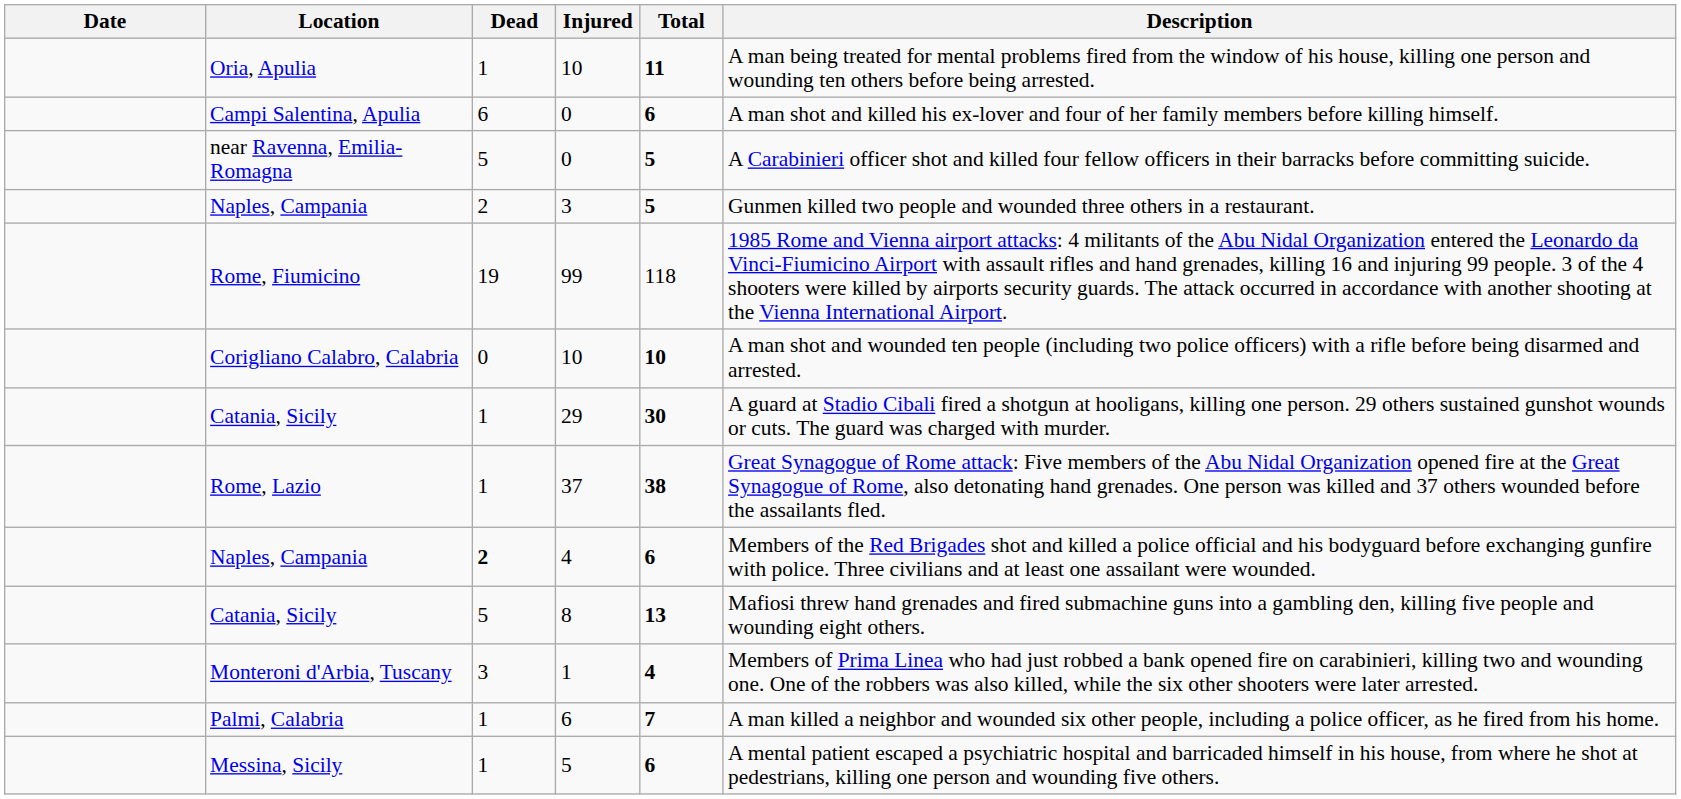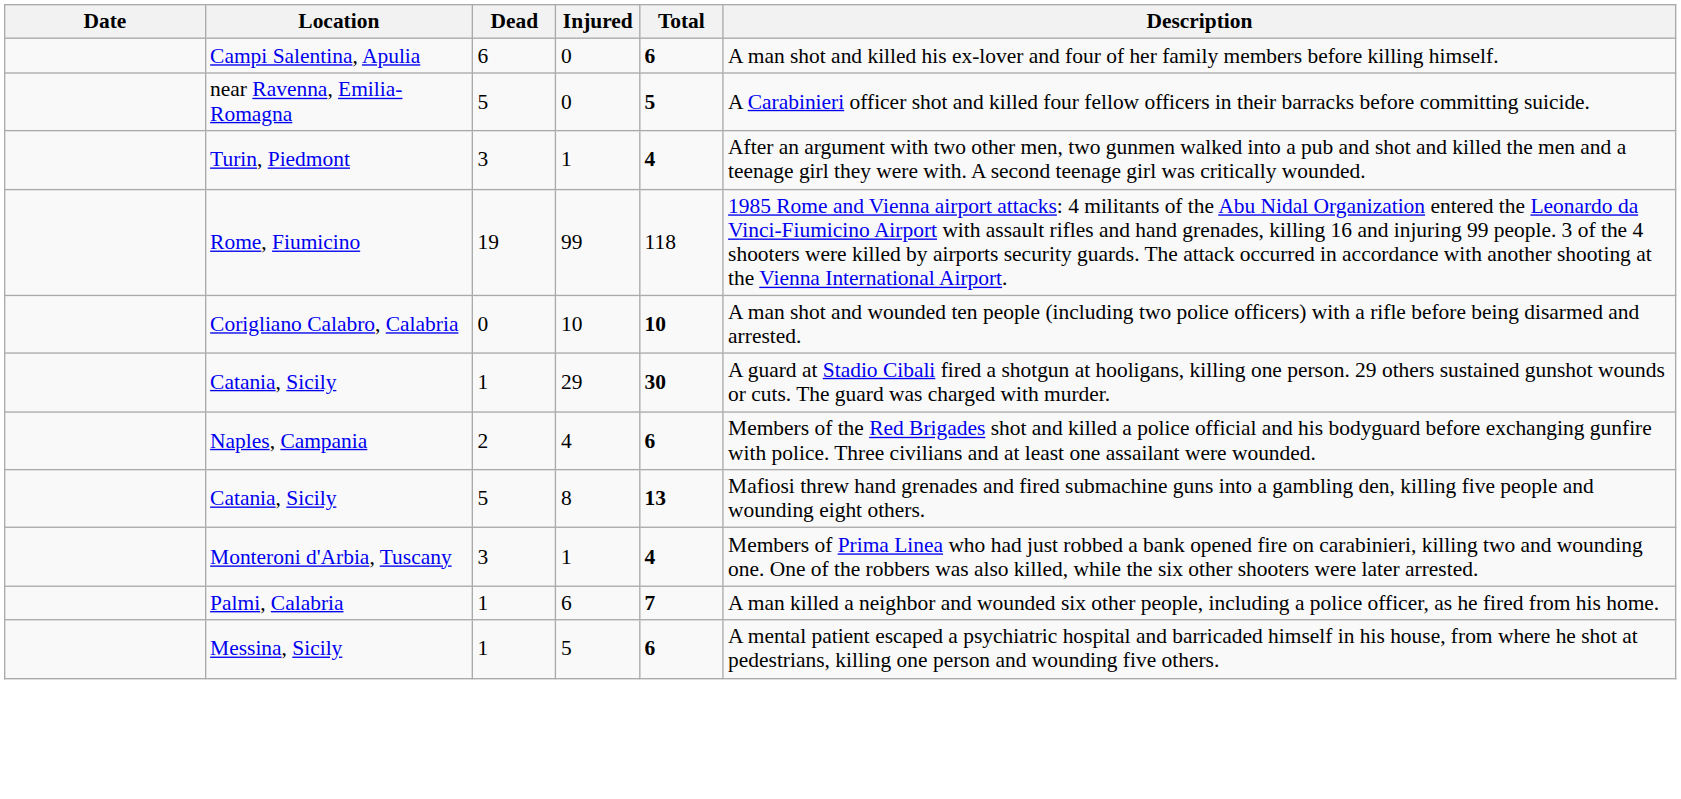- row: (263, 67)
+ row: (280, 159)
- row: (289, 205)
- row: (265, 486)
(483, 556) bold -> (483, 440) normal
